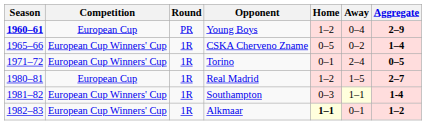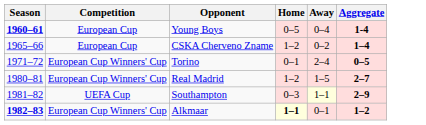- column: (187, 12)
(326, 29) 1–2 -> (291, 29) 0–5
(396, 29) 2–9 -> (362, 29) 1-4
(107, 45) European Cup Winners' Cup -> (107, 45) European Cup
(326, 45) 0–5 -> (291, 45) 1–2
(107, 78) European Cup -> (107, 78) European Cup Winners' Cup
(107, 95) European Cup Winners' Cup -> (107, 95) UEFA Cup
(396, 95) 1-4 -> (362, 95) 2–9
(25, 111) normal -> (25, 111) bold
